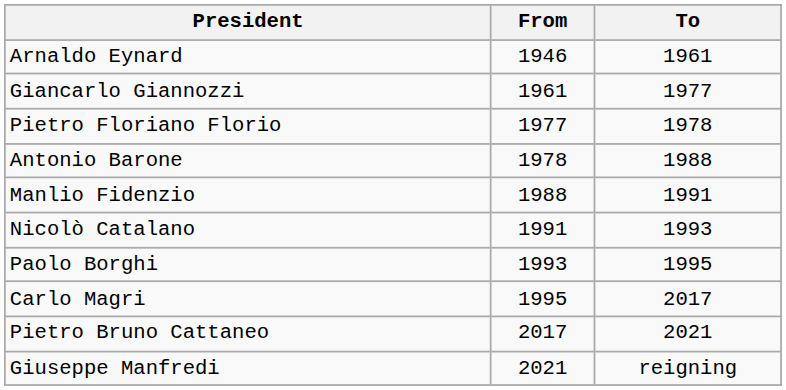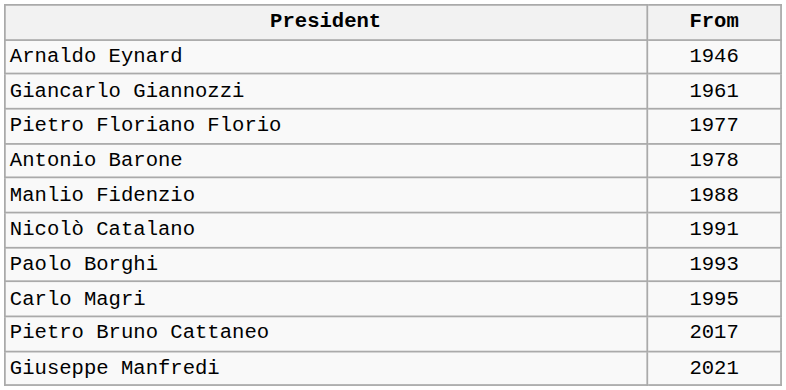- column: (688, 22)
